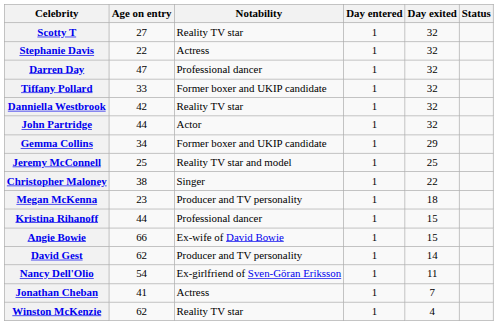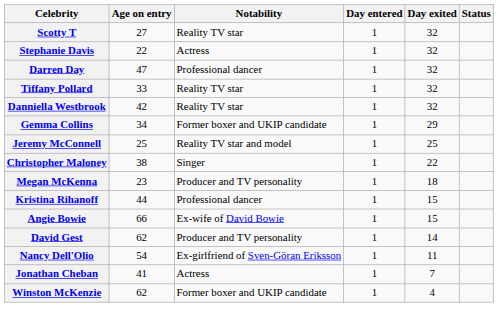(252, 88) Former boxer and UKIP candidate -> (210, 88) Reality TV star
- row: (57, 125)
(210, 311) Reality TV star -> (252, 293) Former boxer and UKIP candidate
